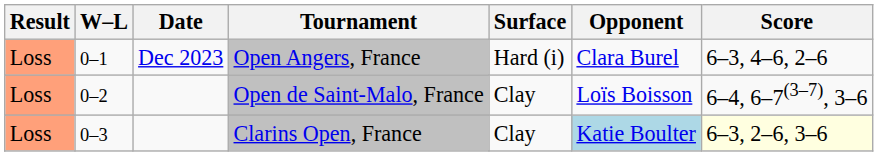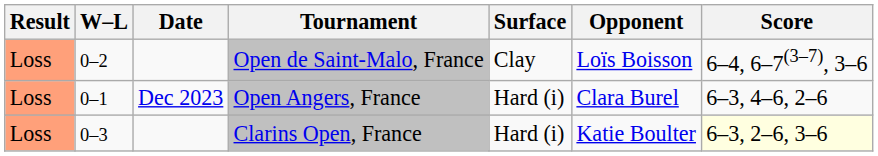rows swapped: (327, 57) <-> (359, 95)
(515, 133) Clay -> (529, 133) Hard (i)
(636, 133) lightblue background -> (636, 133) no background
